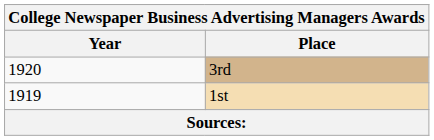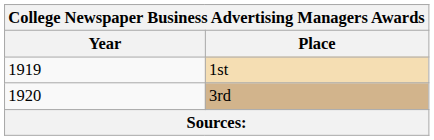rows swapped: (219, 95) <-> (220, 69)
